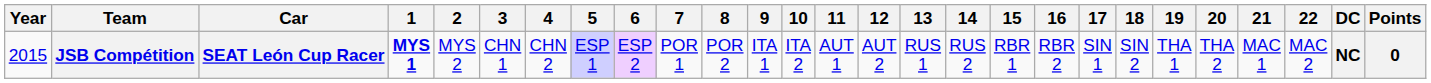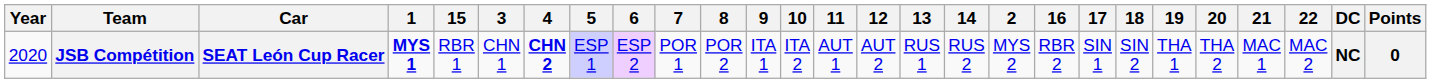columns swapped: (457, 18) <-> (1012, 18)
(28, 55) 2015 -> (28, 55) 2020
(548, 55) normal -> (547, 55) bold
